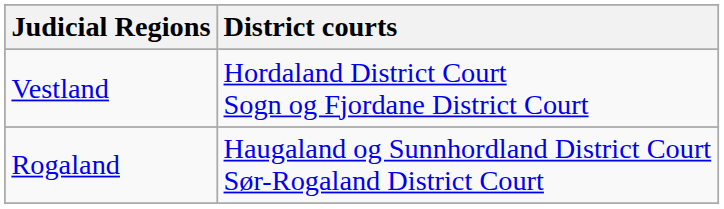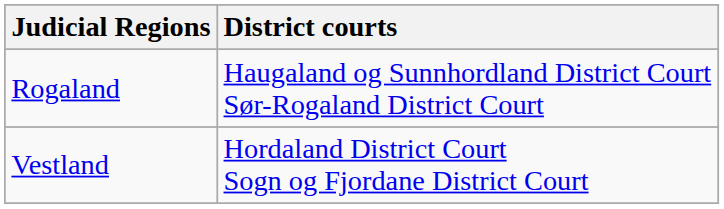rows swapped: (66, 164) <-> (60, 87)
